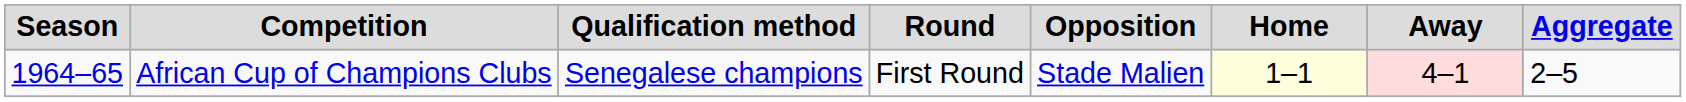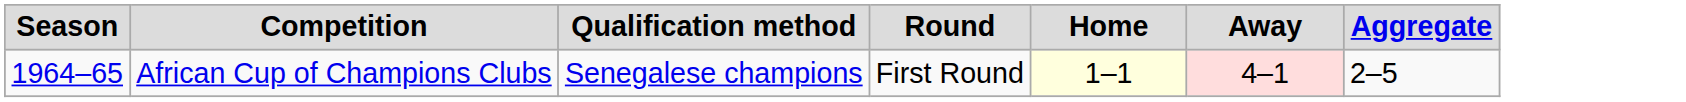- column: (1121, 27)
